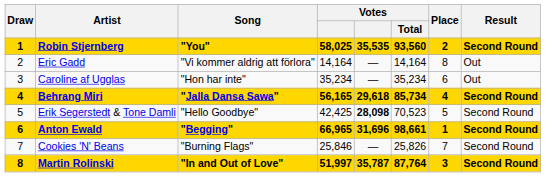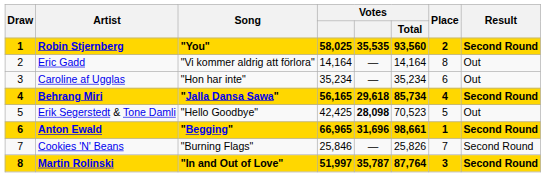(498, 113) Second Round -> (472, 113) Out
